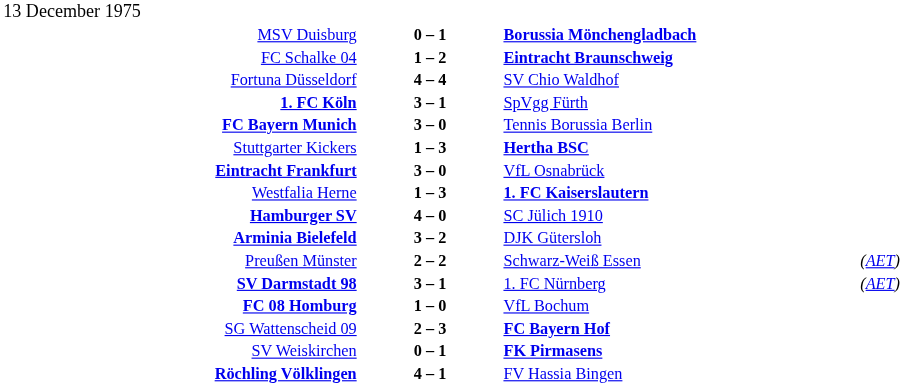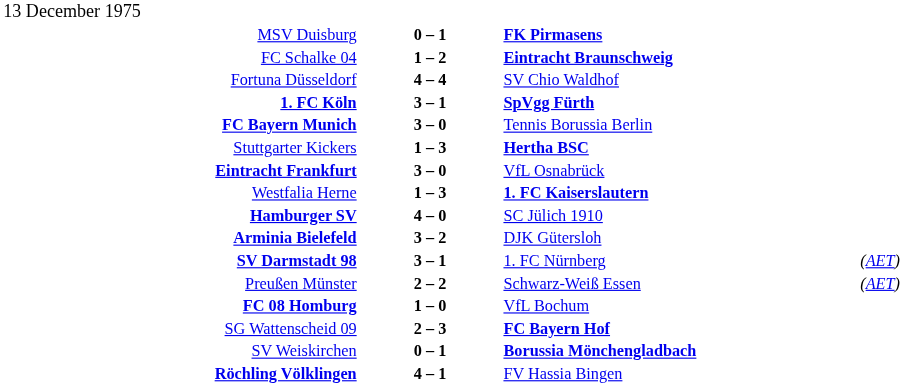(600, 34) Borussia Mönchengladbach -> (553, 34) FK Pirmasens
(546, 102) normal -> (549, 102) bold
rows swapped: (301, 260) <-> (297, 283)
(553, 351) FK Pirmasens -> (600, 351) Borussia Mönchengladbach
